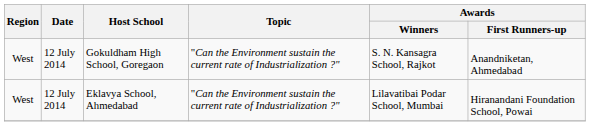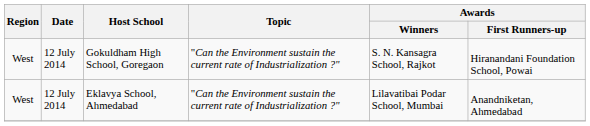(502, 65) Anandniketan, Ahmedabad -> (523, 65) Hiranandani Foundation School, Powai
(523, 106) Hiranandani Foundation School, Powai -> (502, 106) Anandniketan, Ahmedabad
